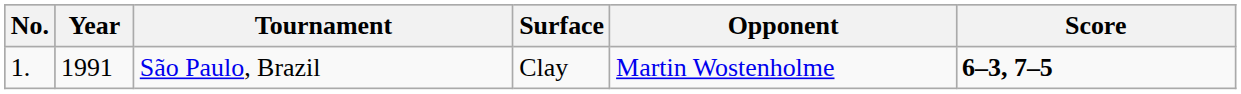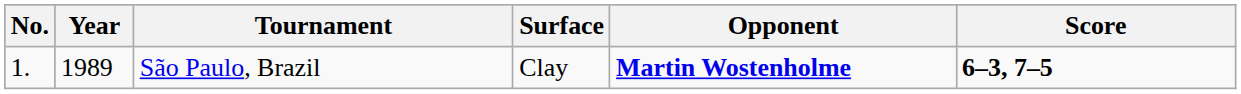(87, 67) 1991 -> (87, 67) 1989
(725, 67) normal -> (734, 67) bold
